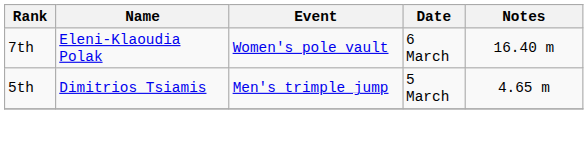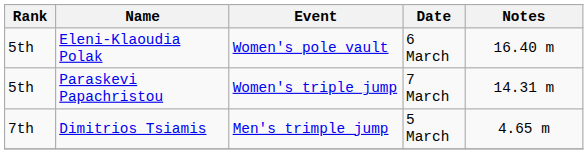(21, 48) 7th -> (21, 48) 5th
+ row: (111, 88)
(21, 88) 5th -> (21, 128) 7th
